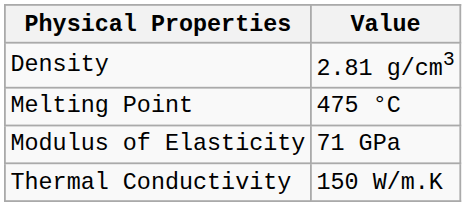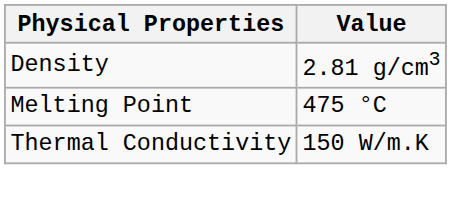- row: (158, 144)
